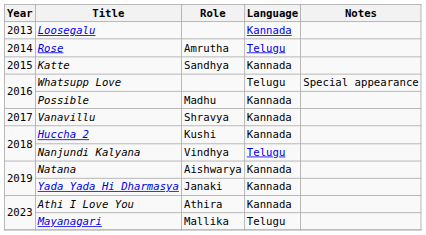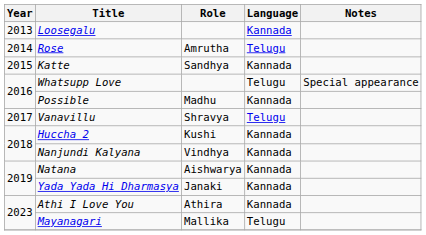(269, 117) Kannada -> (266, 117) Telugu
(266, 152) Telugu -> (269, 152) Kannada
